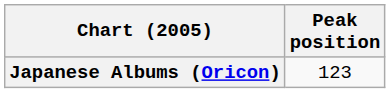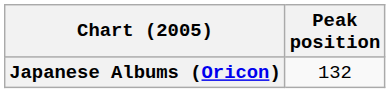(335, 73) 123 -> (335, 73) 132
